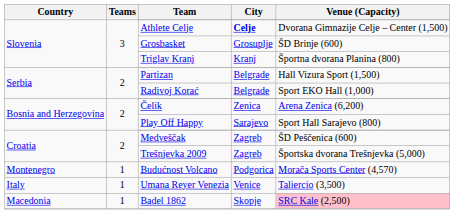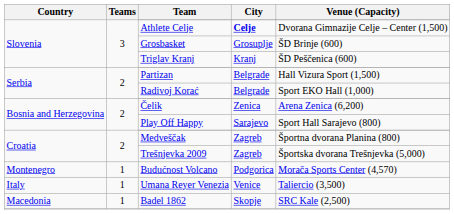(339, 59) Športna dvorana Planina (800) -> (317, 59) ŠD Peščenica (600)
(317, 138) ŠD Peščenica (600) -> (339, 138) Športna dvorana Planina (800)
(314, 201) pink background -> (314, 201) no background
